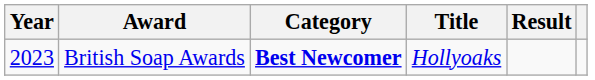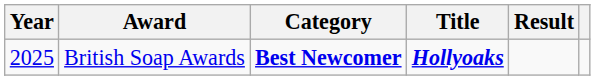(32, 57) 2023 -> (32, 57) 2025
(457, 57) normal -> (458, 57) bold
